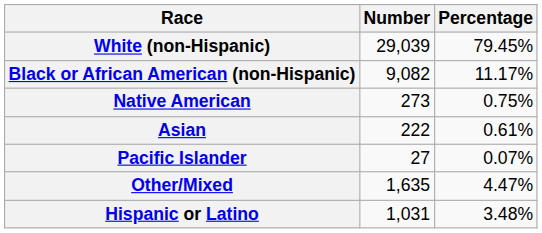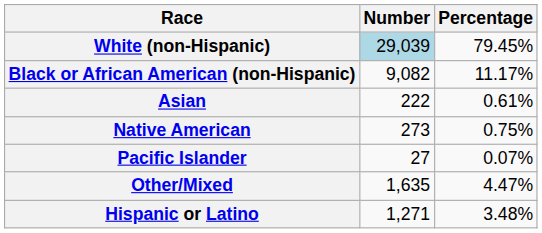(403, 46) no background -> (403, 46) lightblue background
rows swapped: (182, 102) <-> (182, 130)
(408, 213) 1,031 -> (408, 213) 1,271
